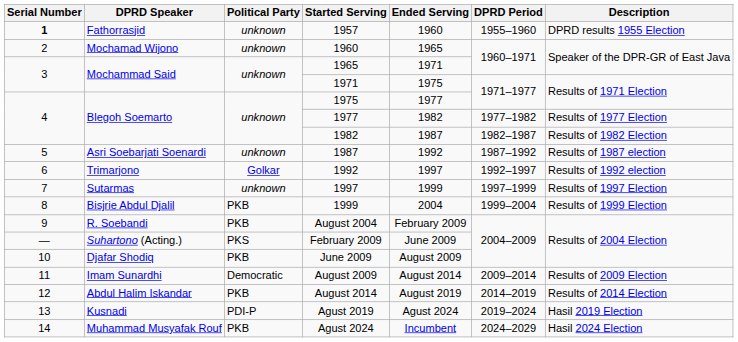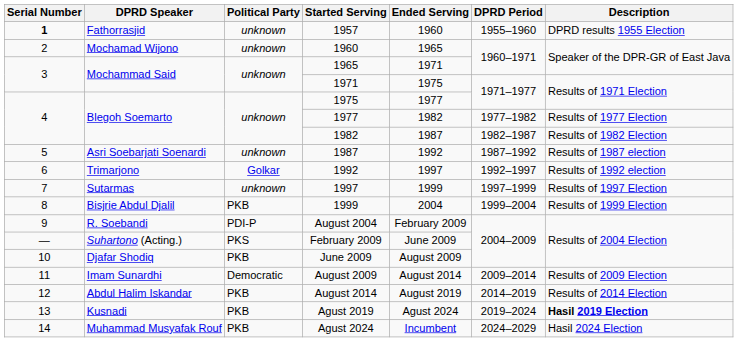(238, 223) PKB -> (242, 223) PDI-P
(242, 310) PDI-P -> (238, 310) PKB
(595, 310) normal -> (598, 310) bold
